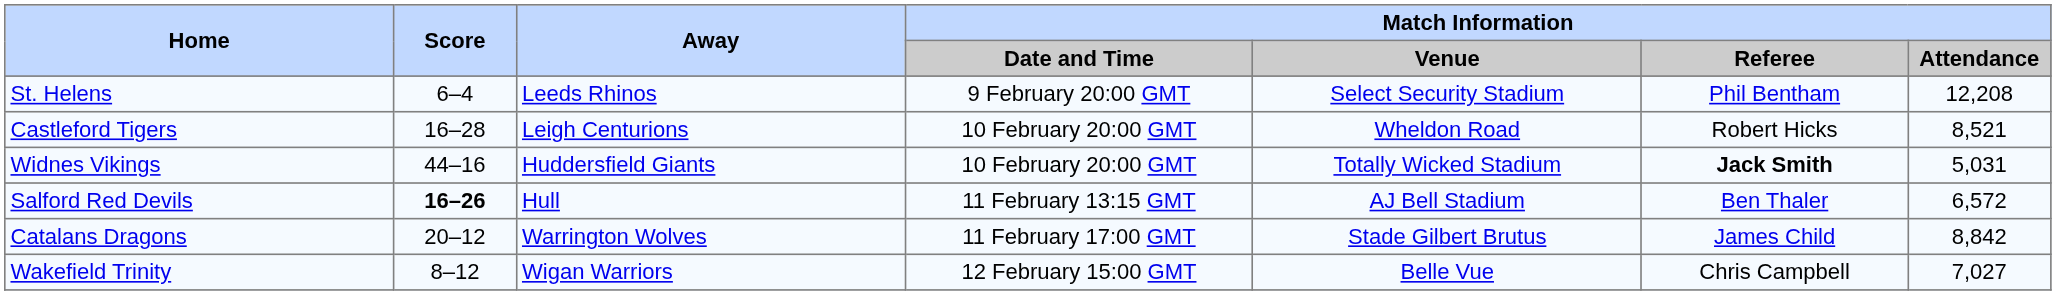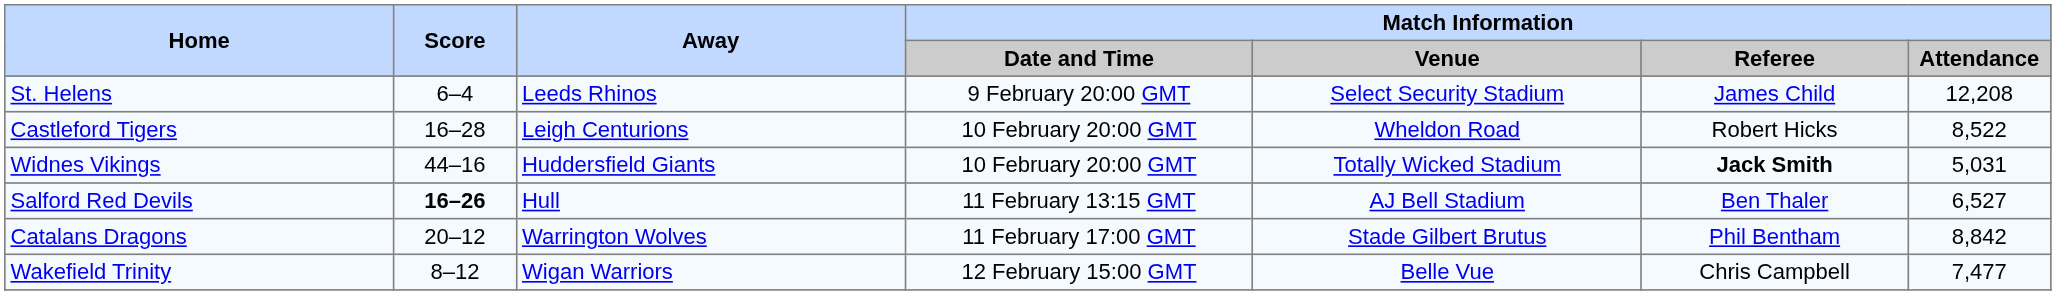(1775, 94) Phil Bentham -> (1775, 94) James Child
(1979, 130) 8,521 -> (1979, 130) 8,522
(1979, 201) 6,572 -> (1979, 201) 6,527
(1775, 236) James Child -> (1775, 236) Phil Bentham
(1979, 272) 7,027 -> (1979, 272) 7,477
